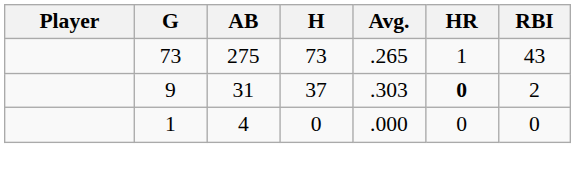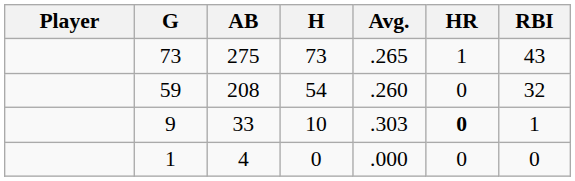+ row: (170, 90)
(243, 90) 31 -> (243, 124) 33
(316, 90) 37 -> (316, 124) 10
(535, 90) 2 -> (535, 124) 1
